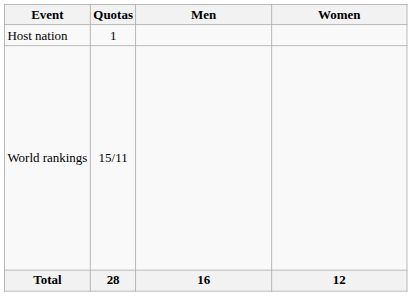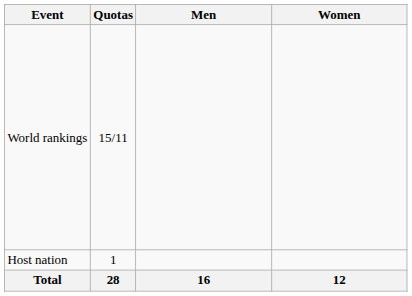rows swapped: (37, 35) <-> (47, 157)
